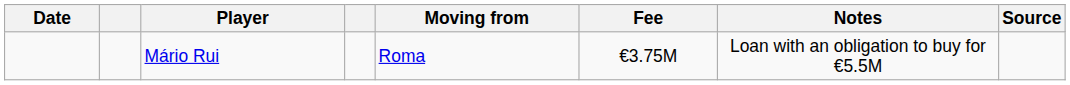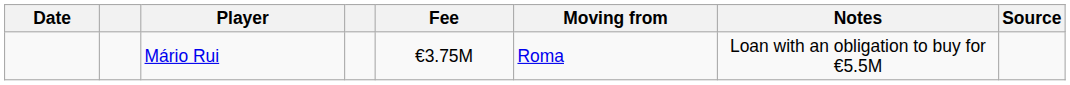columns swapped: (477, 18) <-> (648, 18)
